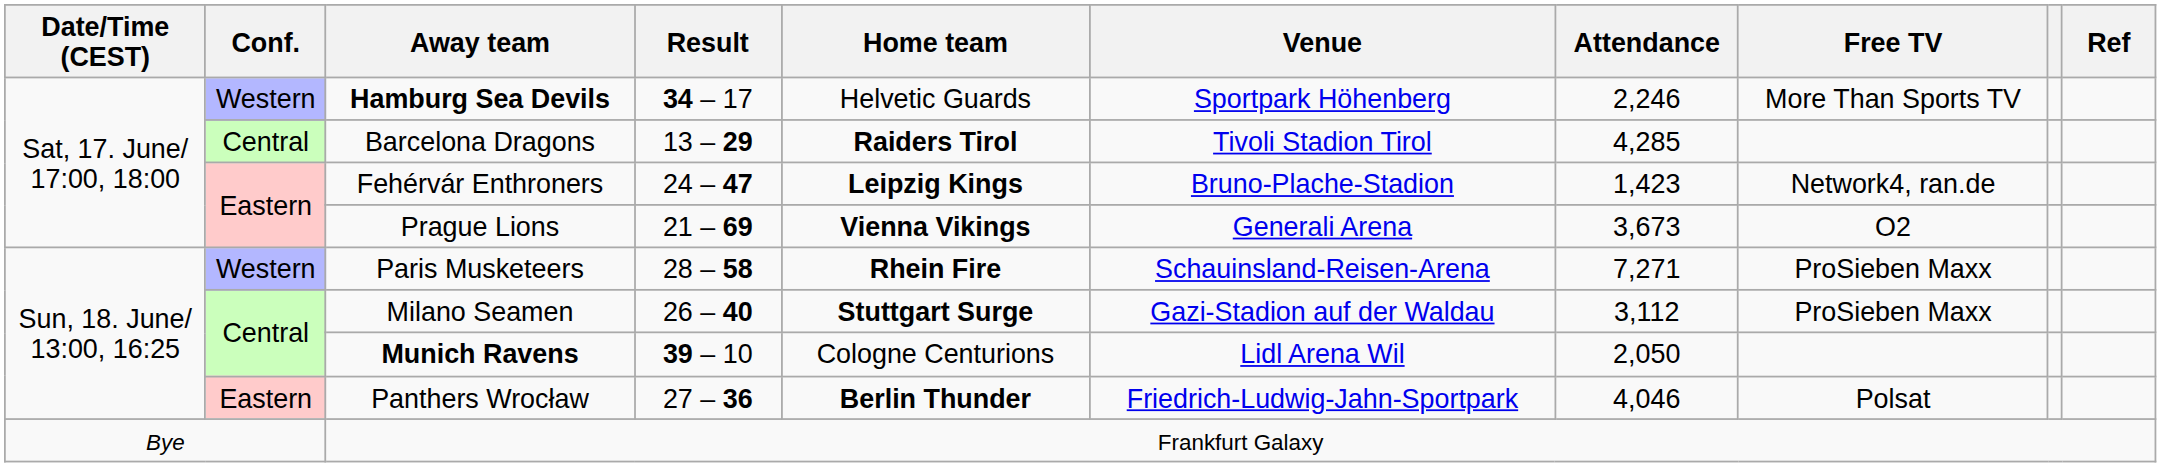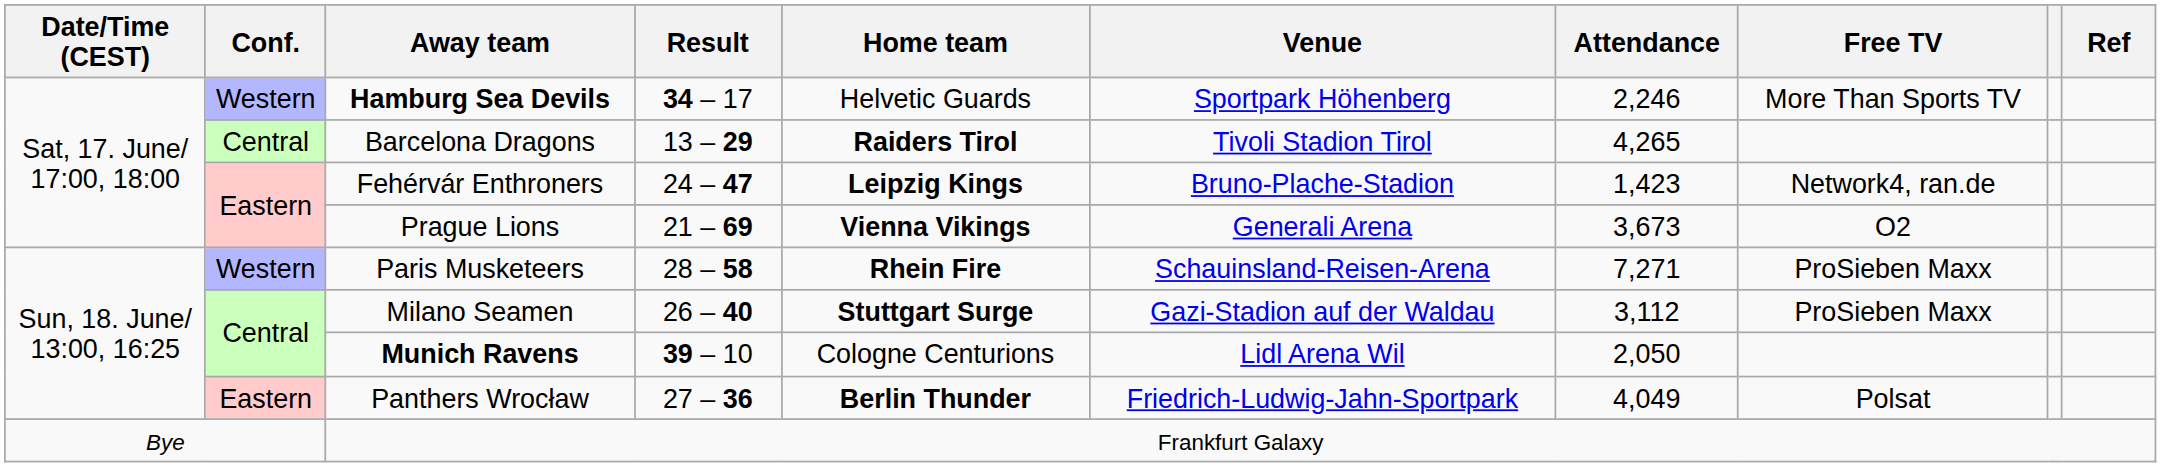(1647, 142) 4,285 -> (1647, 142) 4,265
(1647, 397) 4,046 -> (1647, 397) 4,049
